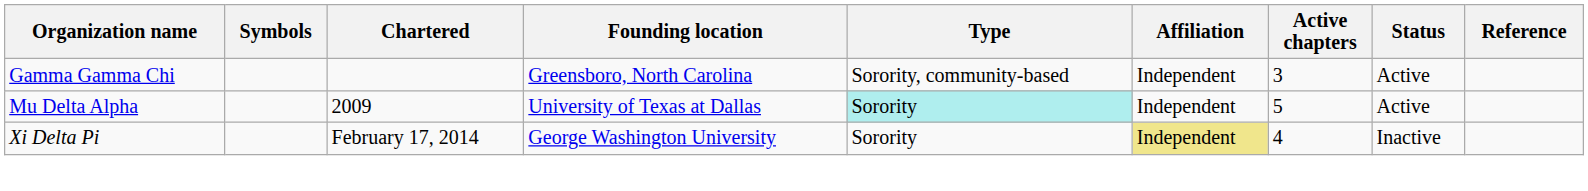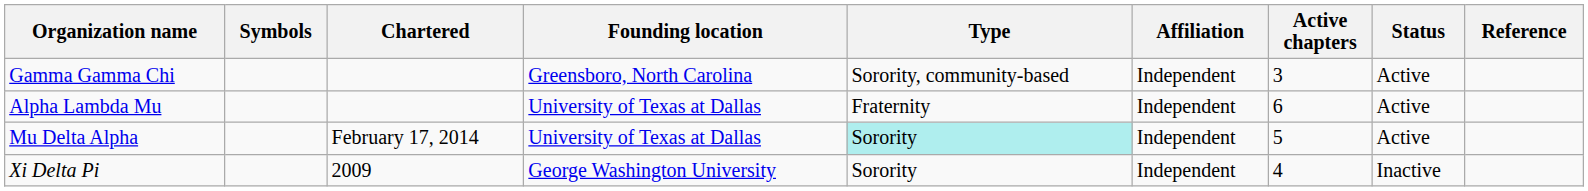+ row: (85, 106)
(352, 106) 2009 -> (405, 138) February 17, 2014
(405, 138) February 17, 2014 -> (352, 169) 2009
(1186, 138) khaki background -> (1186, 169) no background
